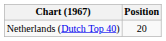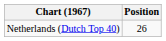(142, 28) 20 -> (142, 28) 26
